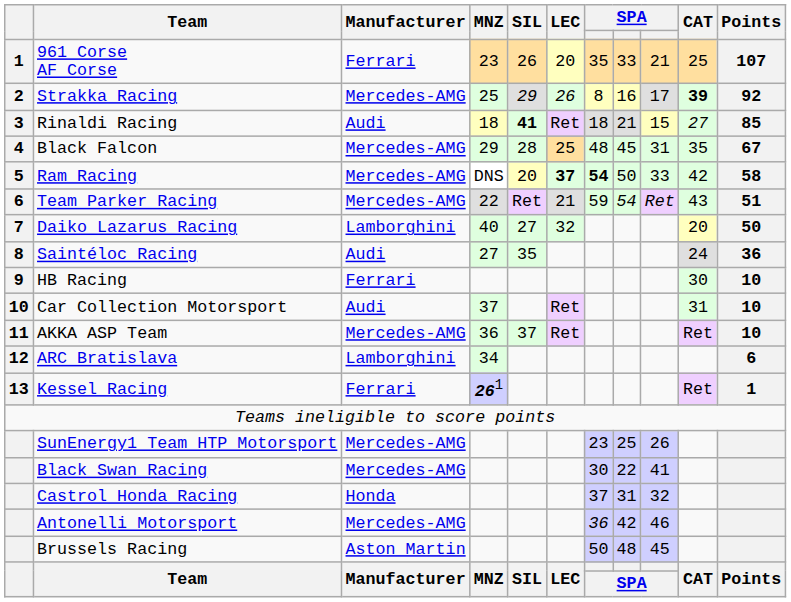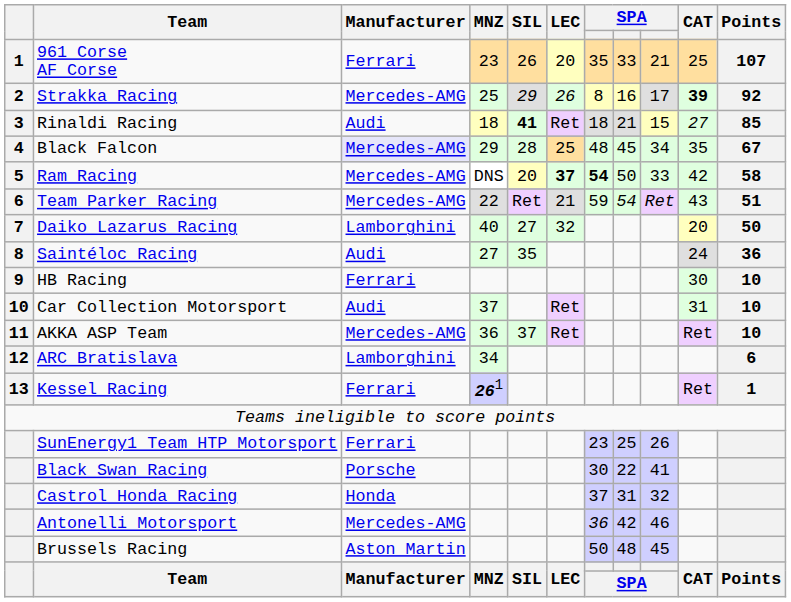(406, 149) no background -> (406, 149) lavender background
(660, 149) 31 -> (660, 149) 34
(406, 444) Mercedes-AMG -> (381, 444) Ferrari
(406, 470) Mercedes-AMG -> (381, 470) Porsche
